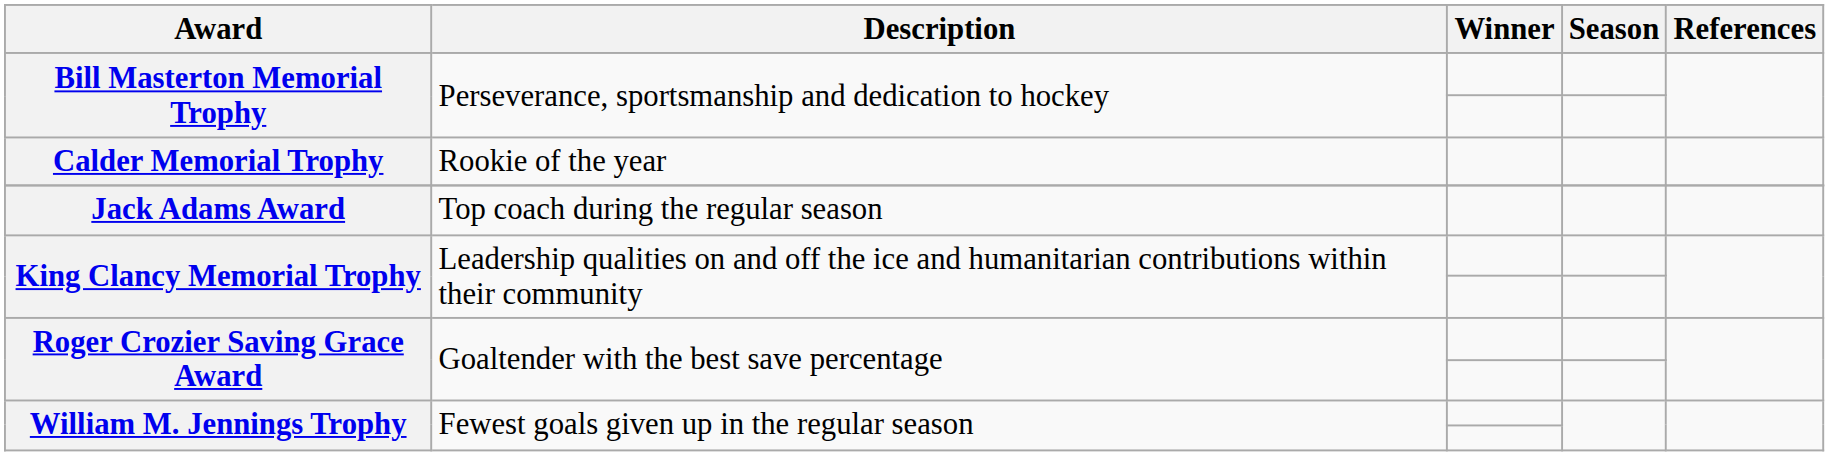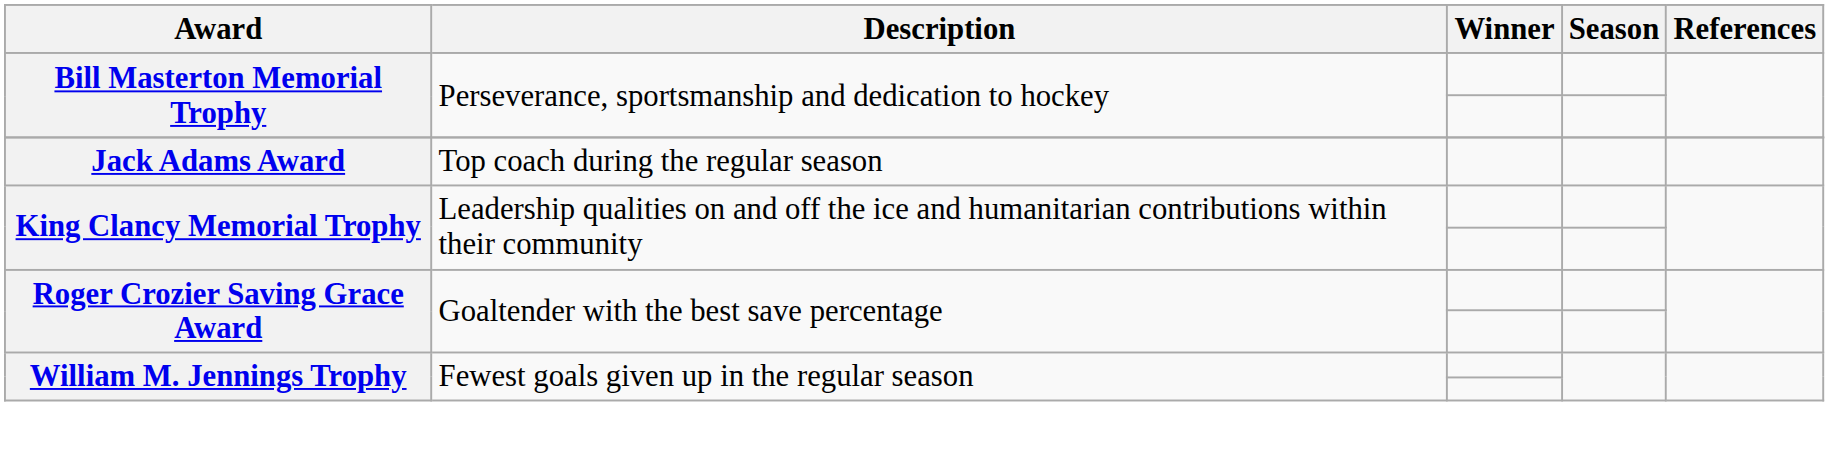- row: (218, 160)
